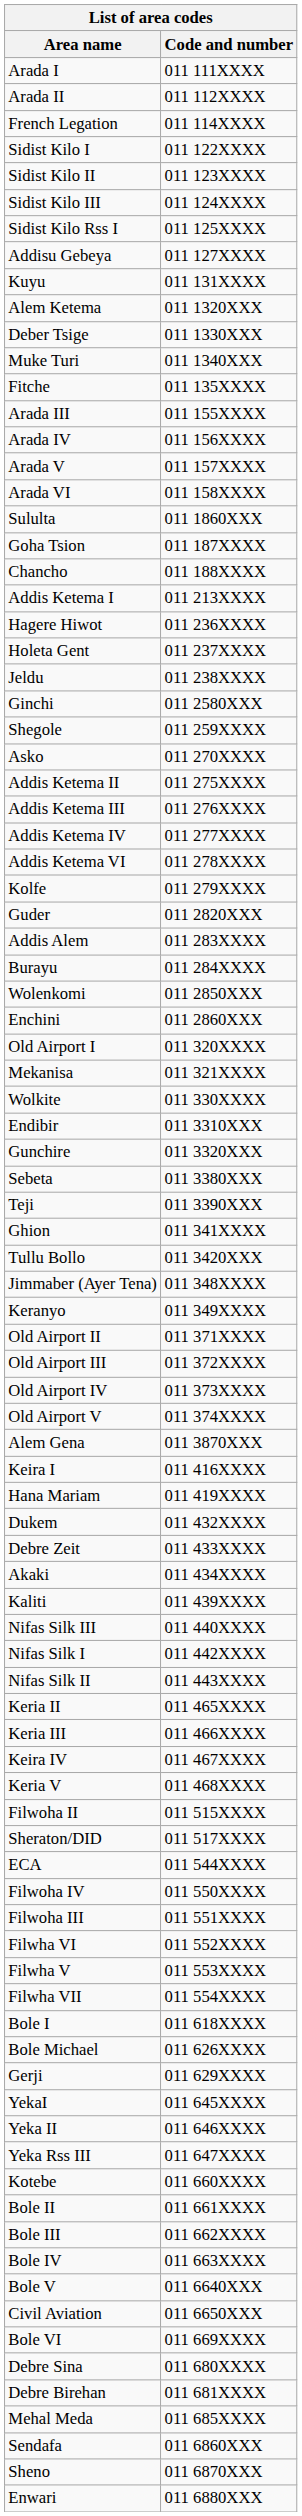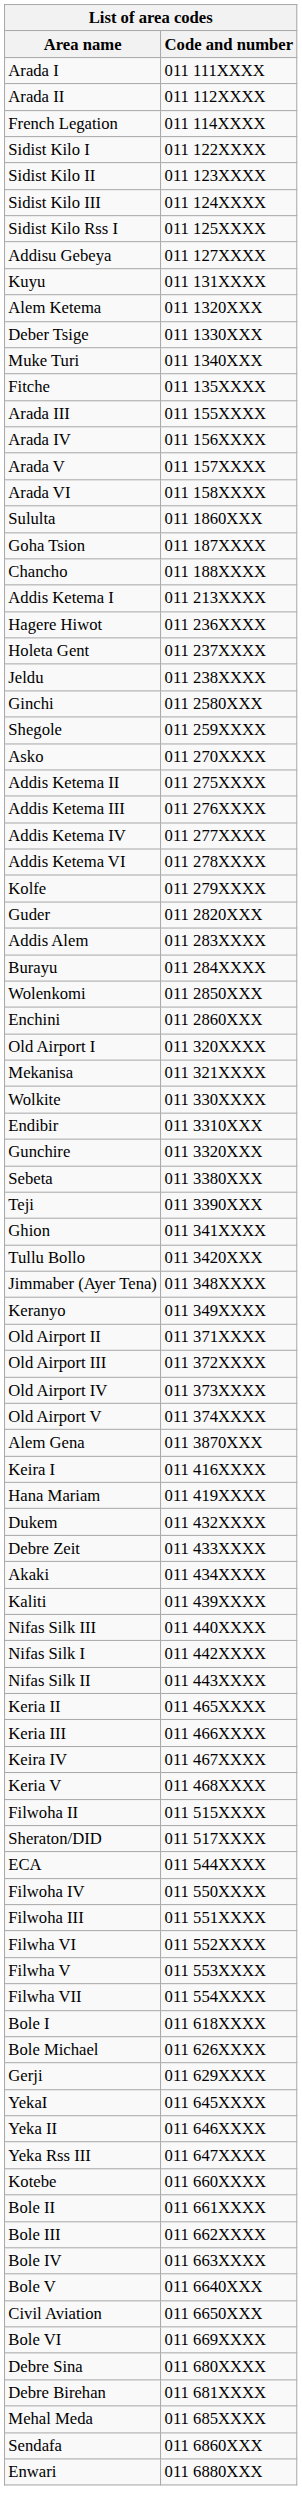- row: (29, 2471)
